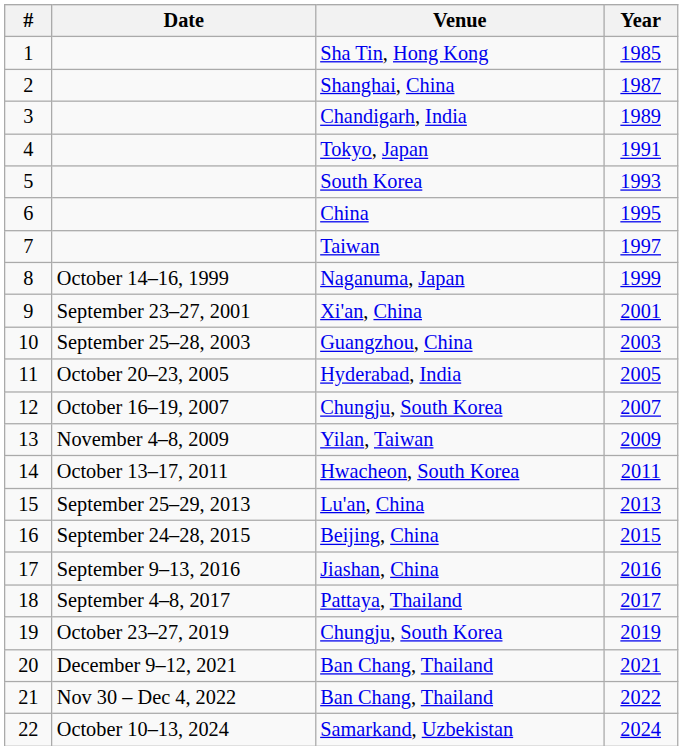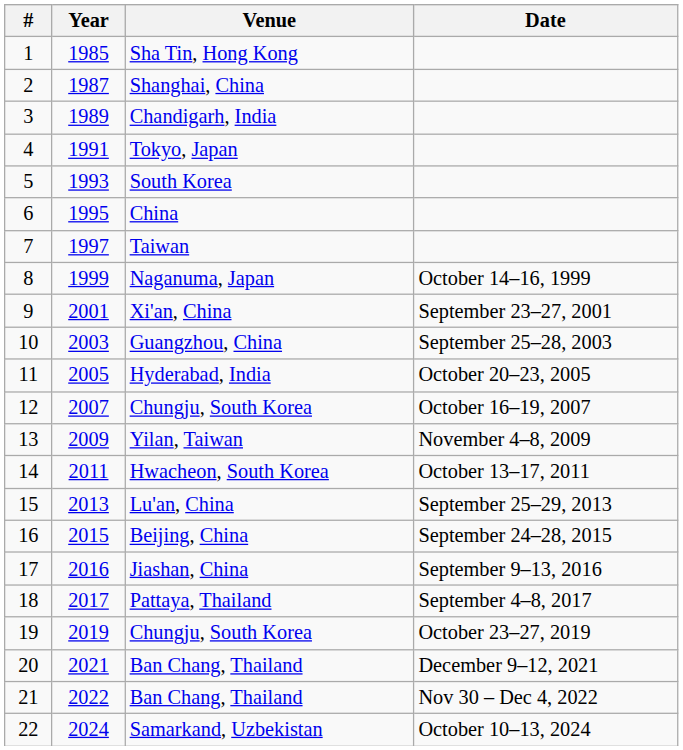columns swapped: (641, 20) <-> (184, 20)
